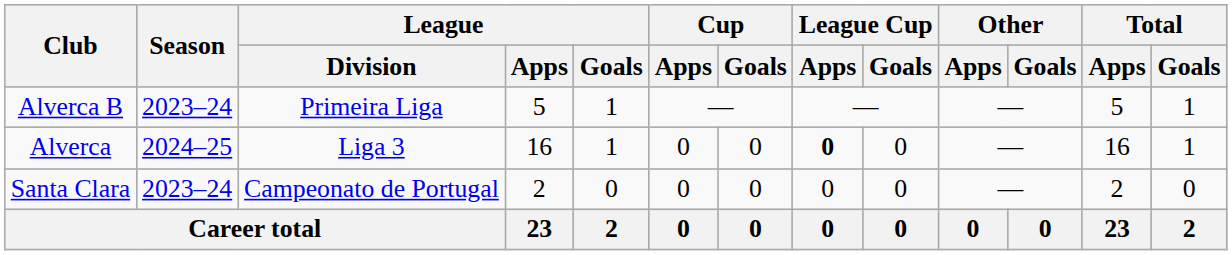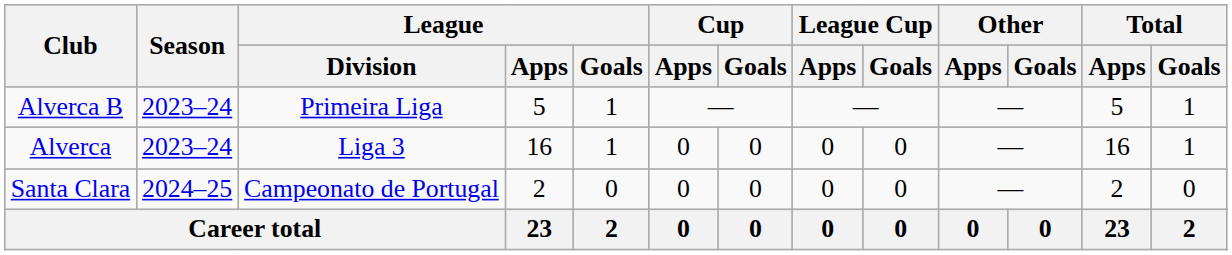(187, 147) 2024–25 -> (187, 147) 2023–24
(828, 147) bold -> (828, 147) normal
(187, 188) 2023–24 -> (187, 188) 2024–25
